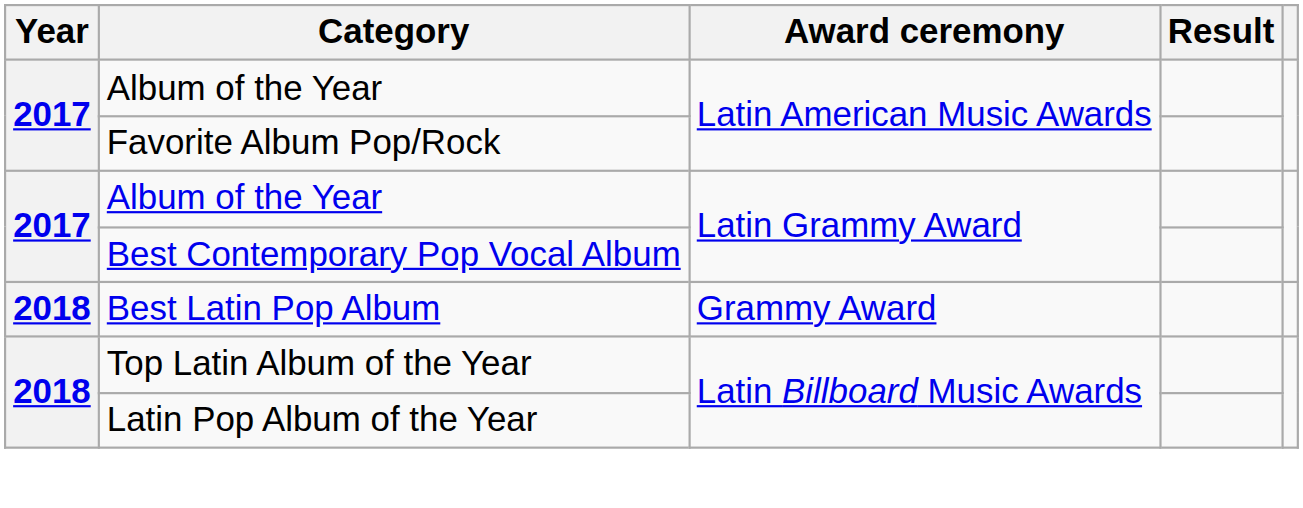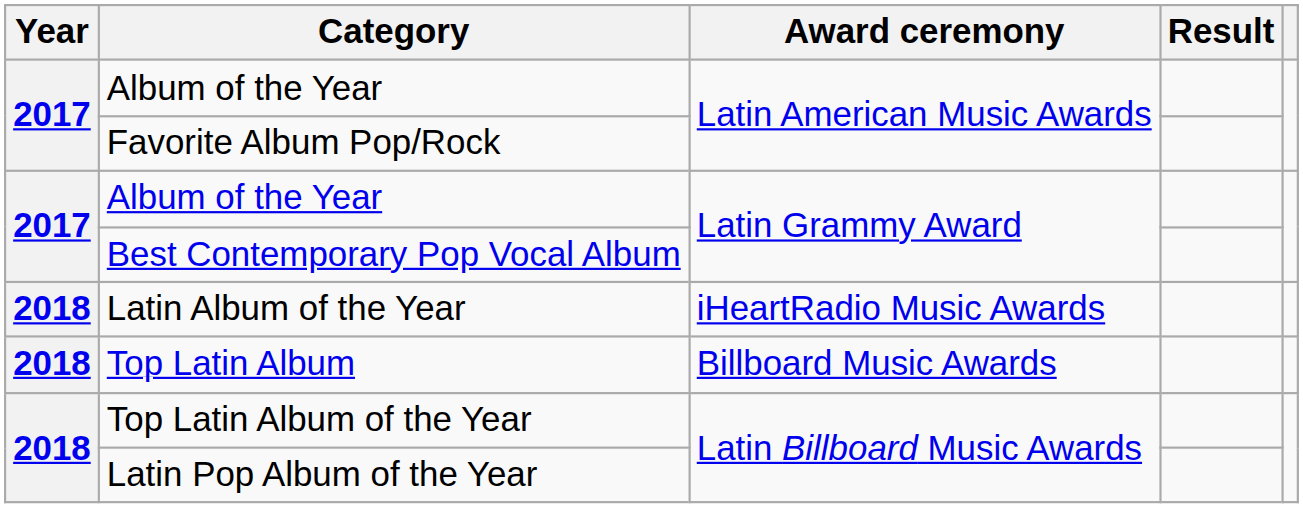- row: (274, 308)
+ row: (286, 308)
+ row: (231, 364)
